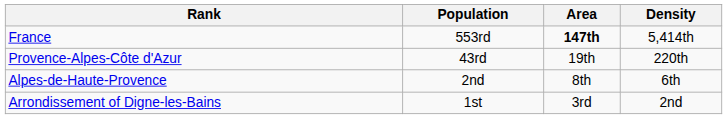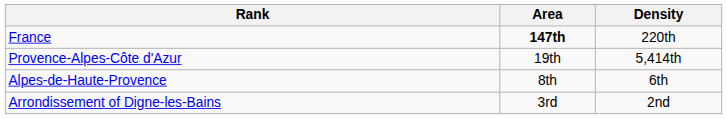- column: (473, 15)
(671, 37) 5,414th -> (659, 37) 220th
(671, 59) 220th -> (659, 59) 5,414th
